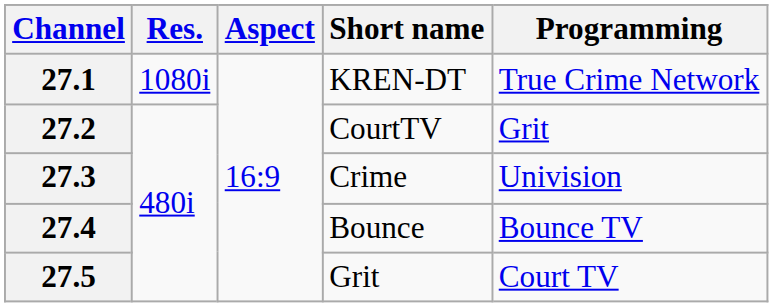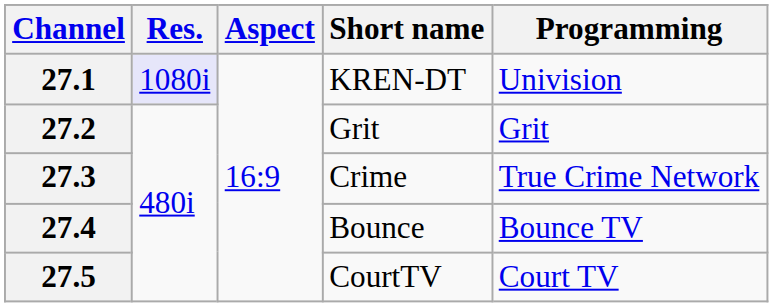(175, 78) no background -> (175, 78) lavender background
(629, 78) True Crime Network -> (560, 78) Univision
(386, 128) CourtTV -> (354, 128) Grit
(560, 177) Univision -> (629, 177) True Crime Network
(354, 276) Grit -> (386, 276) CourtTV
